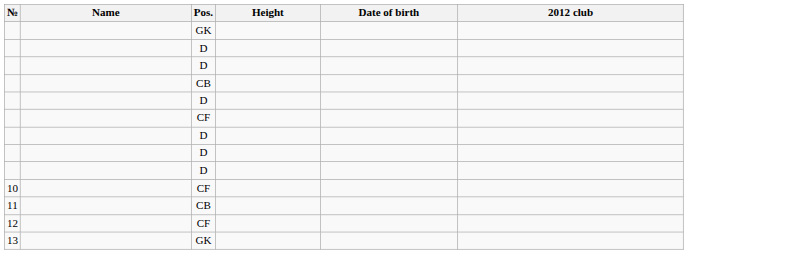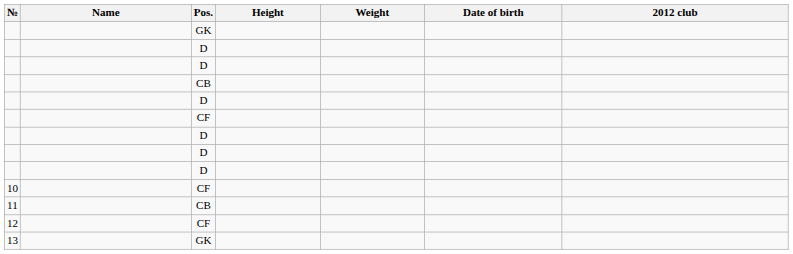+ column: (372, 13)
